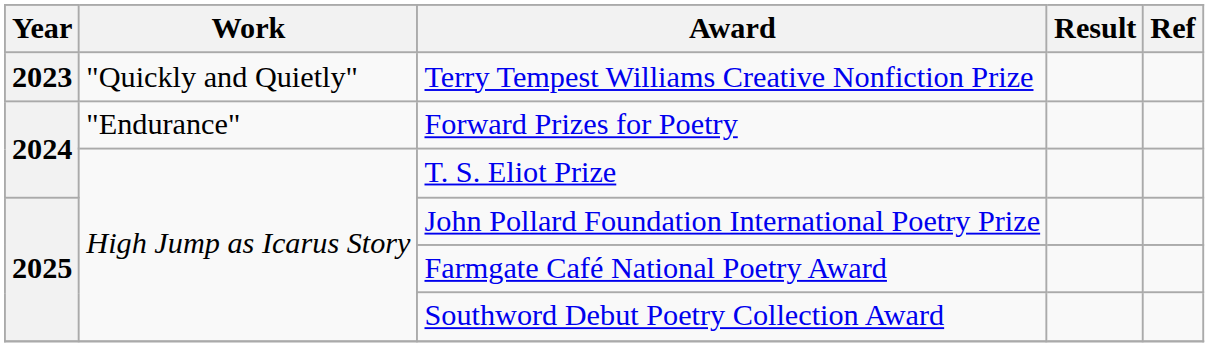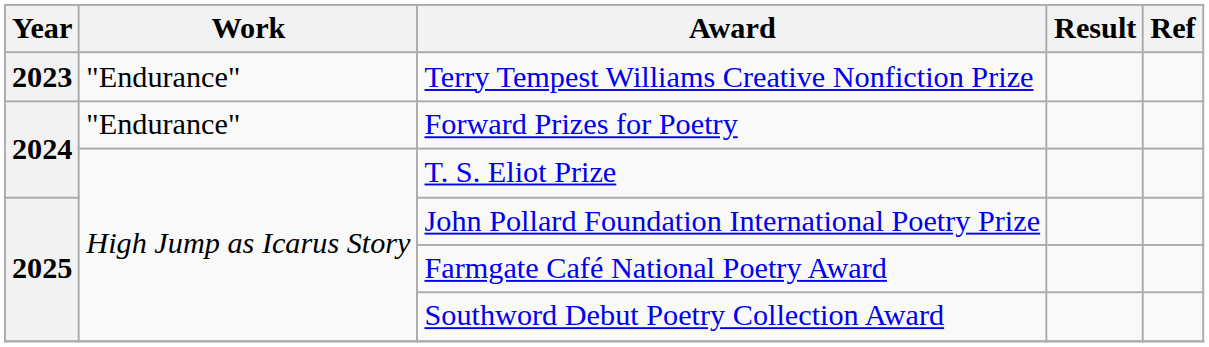(222, 76) "Quickly and Quietly" -> (163, 76) "Endurance"
